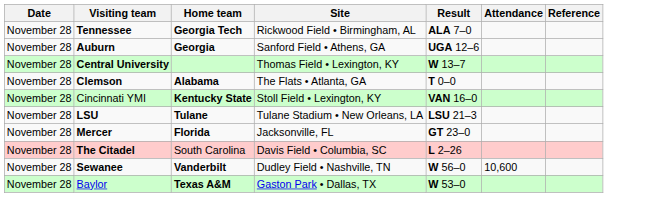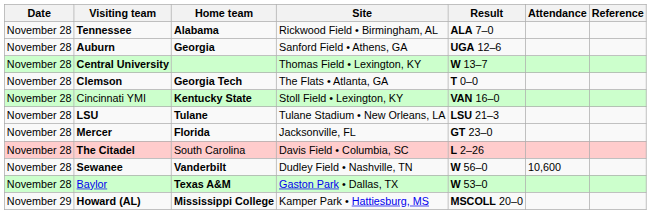(208, 30) Georgia Tech -> (196, 30) Alabama
(196, 81) Alabama -> (208, 81) Georgia Tech
+ row: (109, 201)
